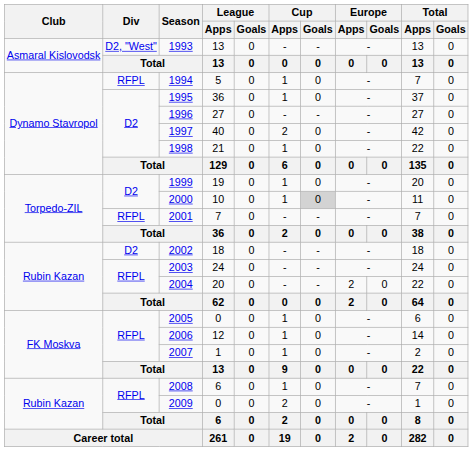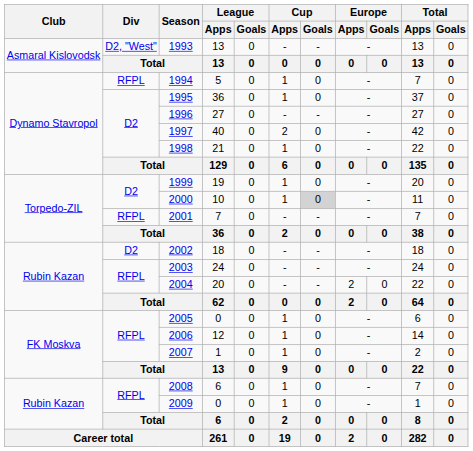(285, 404) 2 -> (285, 404) 1
